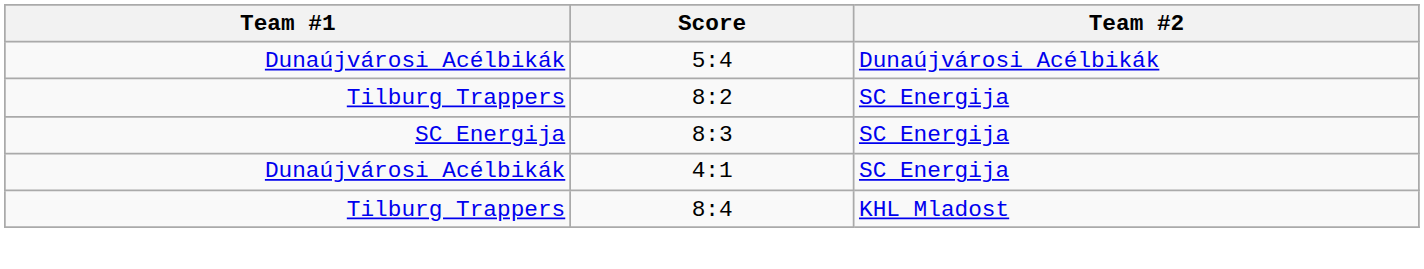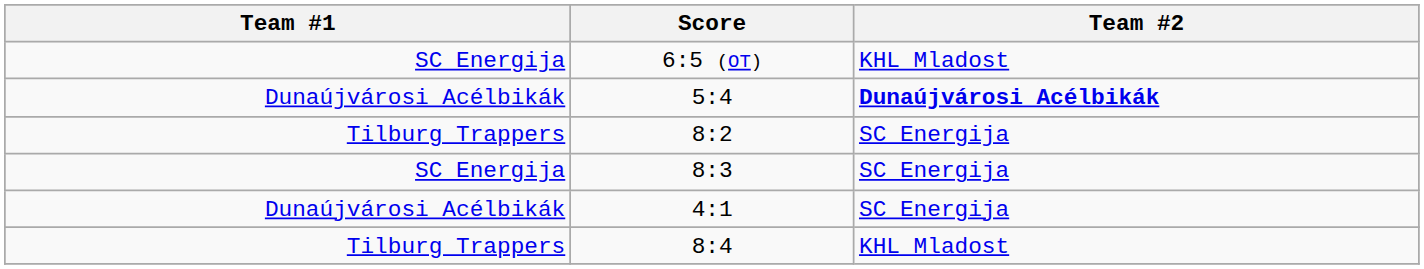+ row: (712, 60)
(1009, 60) normal -> (1009, 98) bold
